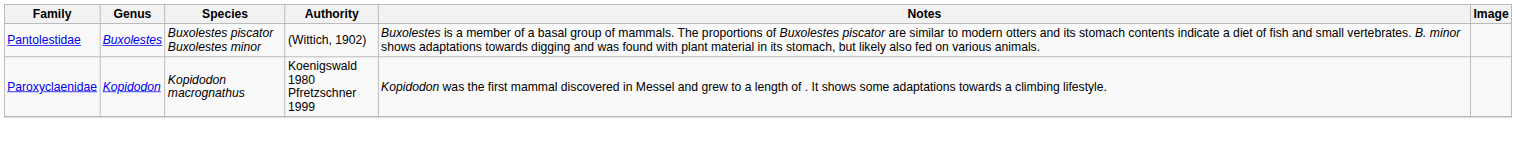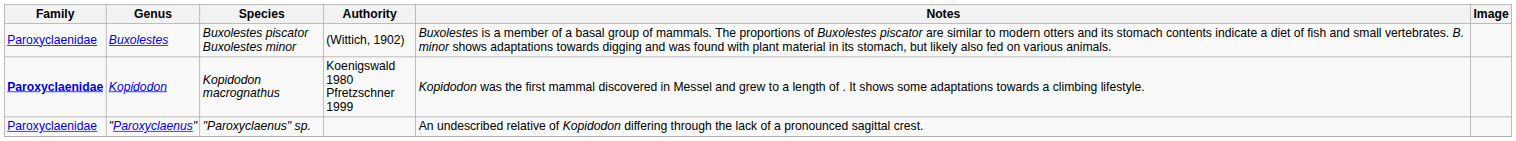(44, 40) Pantolestidae -> (52, 40) Paroxyclaenidae
(52, 86) normal -> (55, 86) bold
+ row: (153, 126)
